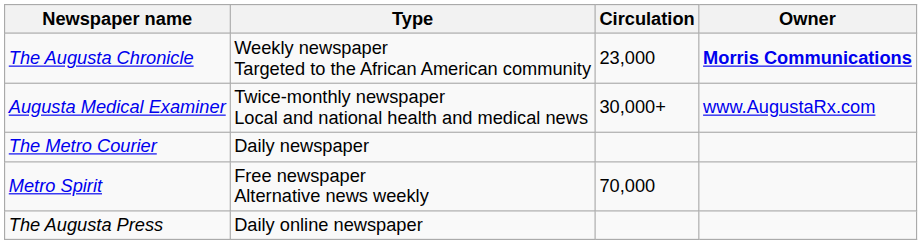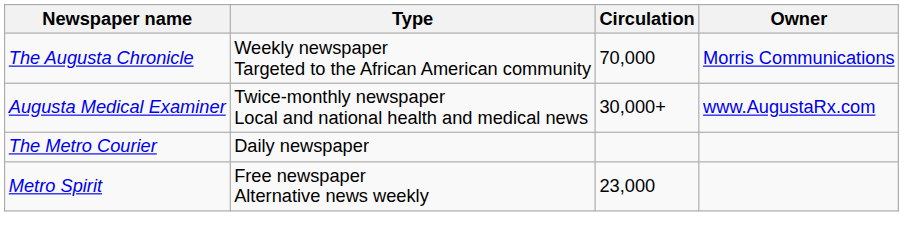(627, 58) 23,000 -> (627, 58) 70,000
(807, 58) bold -> (799, 58) normal
(627, 185) 70,000 -> (627, 185) 23,000
- row: (86, 225)
